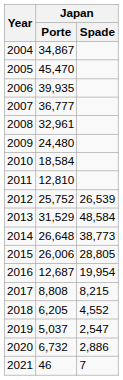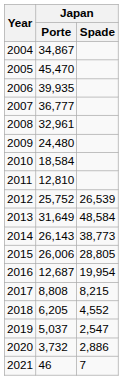(56, 217) 31,529 -> (56, 217) 31,649
(56, 236) 26,648 -> (56, 236) 26,143
(53, 347) 6,732 -> (53, 347) 3,732
